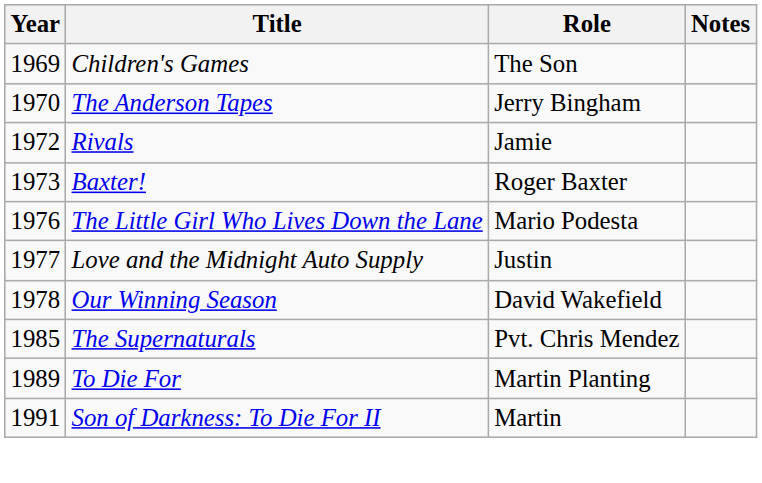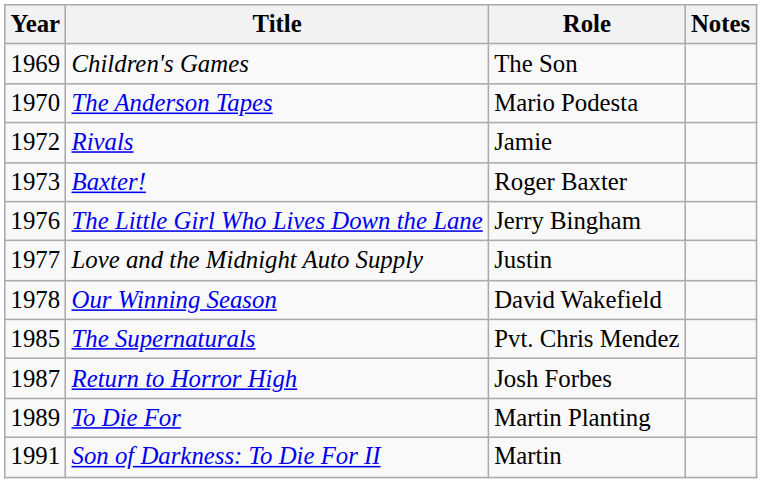(568, 102) Jerry Bingham -> (566, 102) Mario Podesta
(566, 220) Mario Podesta -> (568, 220) Jerry Bingham
+ row: (184, 378)
